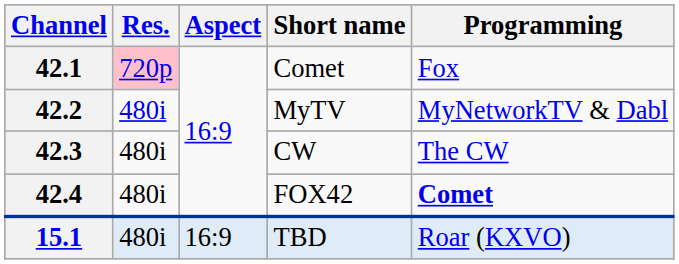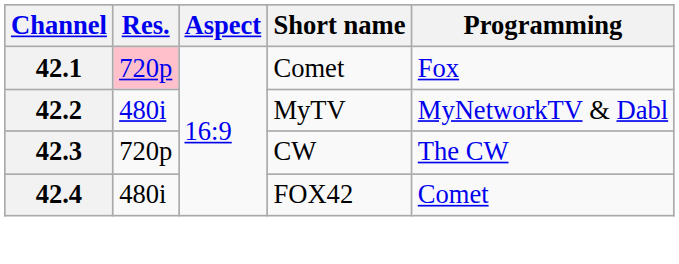(143, 151) 480i -> (146, 151) 720p
(455, 194) bold -> (453, 194) normal
- row: (59, 237)
